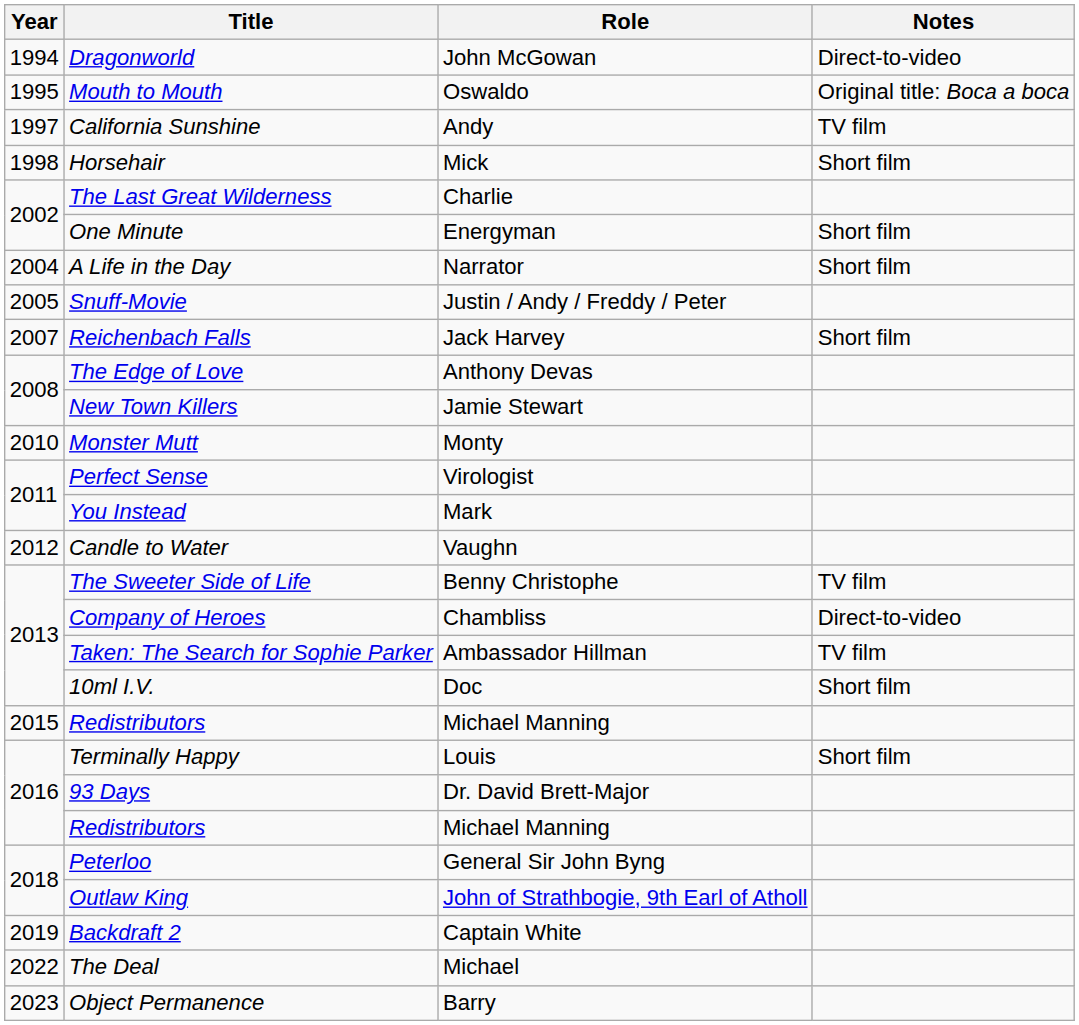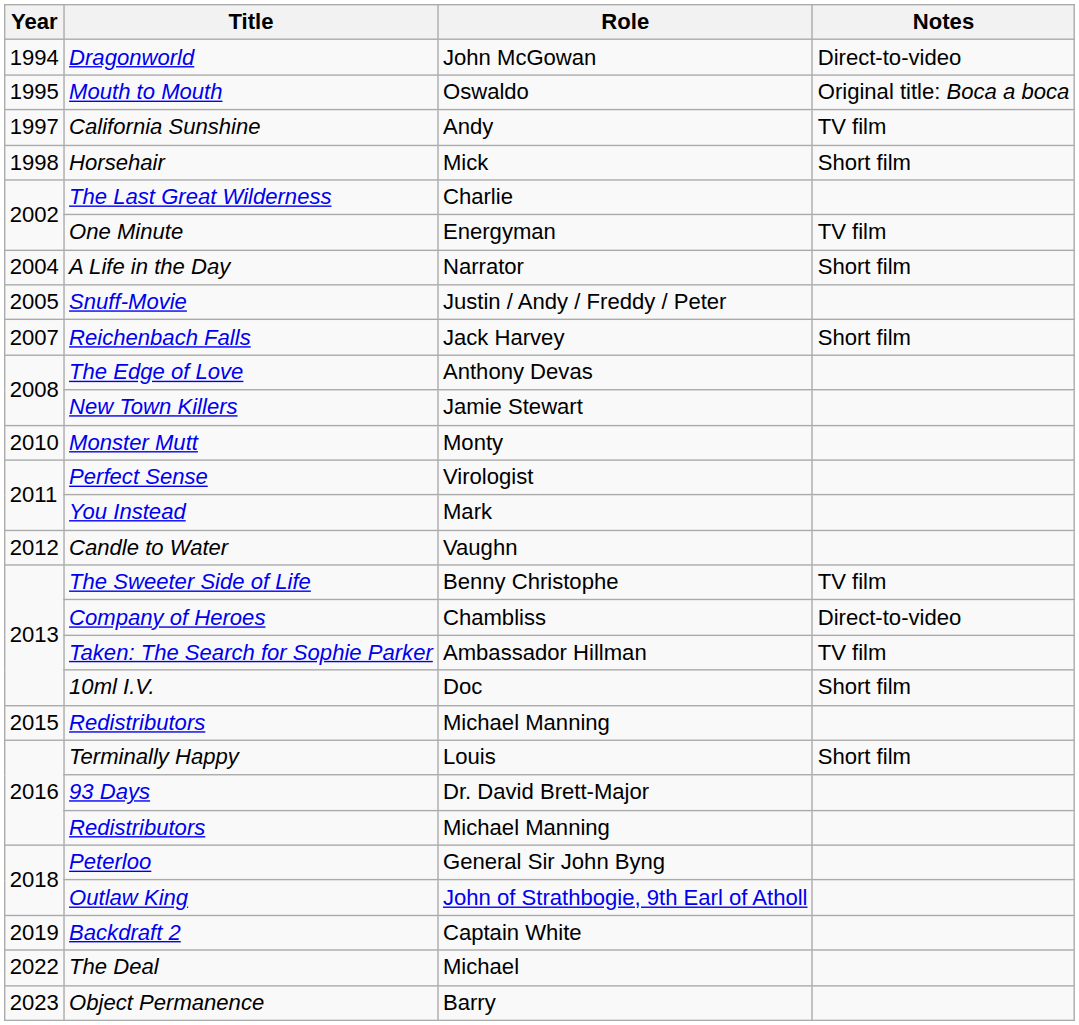(864, 232) Short film -> (852, 232) TV film
